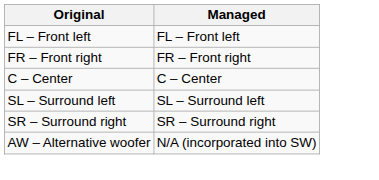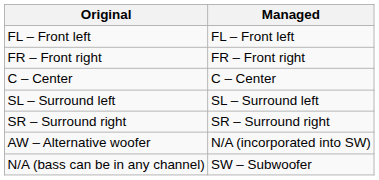+ row: (106, 164)
